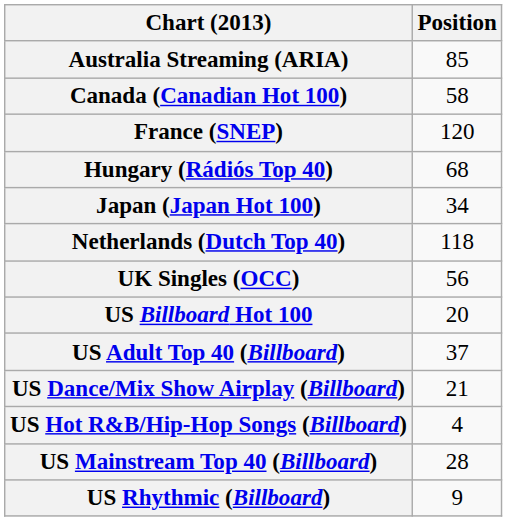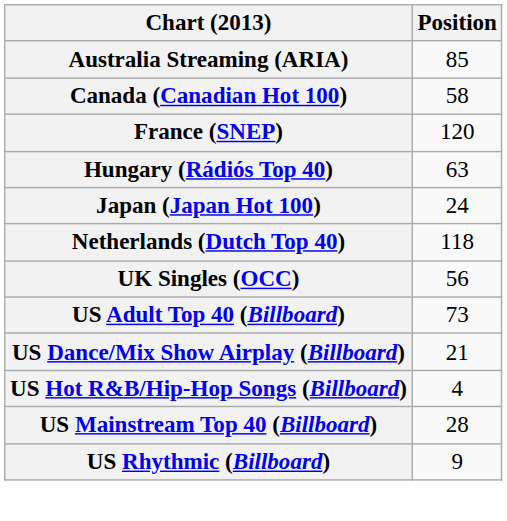(457, 168) 68 -> (457, 168) 63
(457, 205) 34 -> (457, 205) 24
- row: (208, 315)
(457, 351) 37 -> (457, 315) 73
